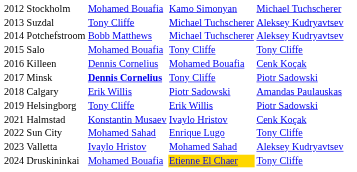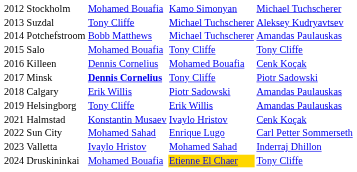(300, 36) Aleksey Kudryavtsev -> (299, 36) Amandas Paulauskas
(287, 105) Piotr Sadowski -> (299, 105) Amandas Paulauskas
(280, 133) Tony Cliffe -> (305, 133) Carl Petter Sommerseth
(300, 147) Aleksey Kudryavtsev -> (289, 147) Inderraj Dhillon
